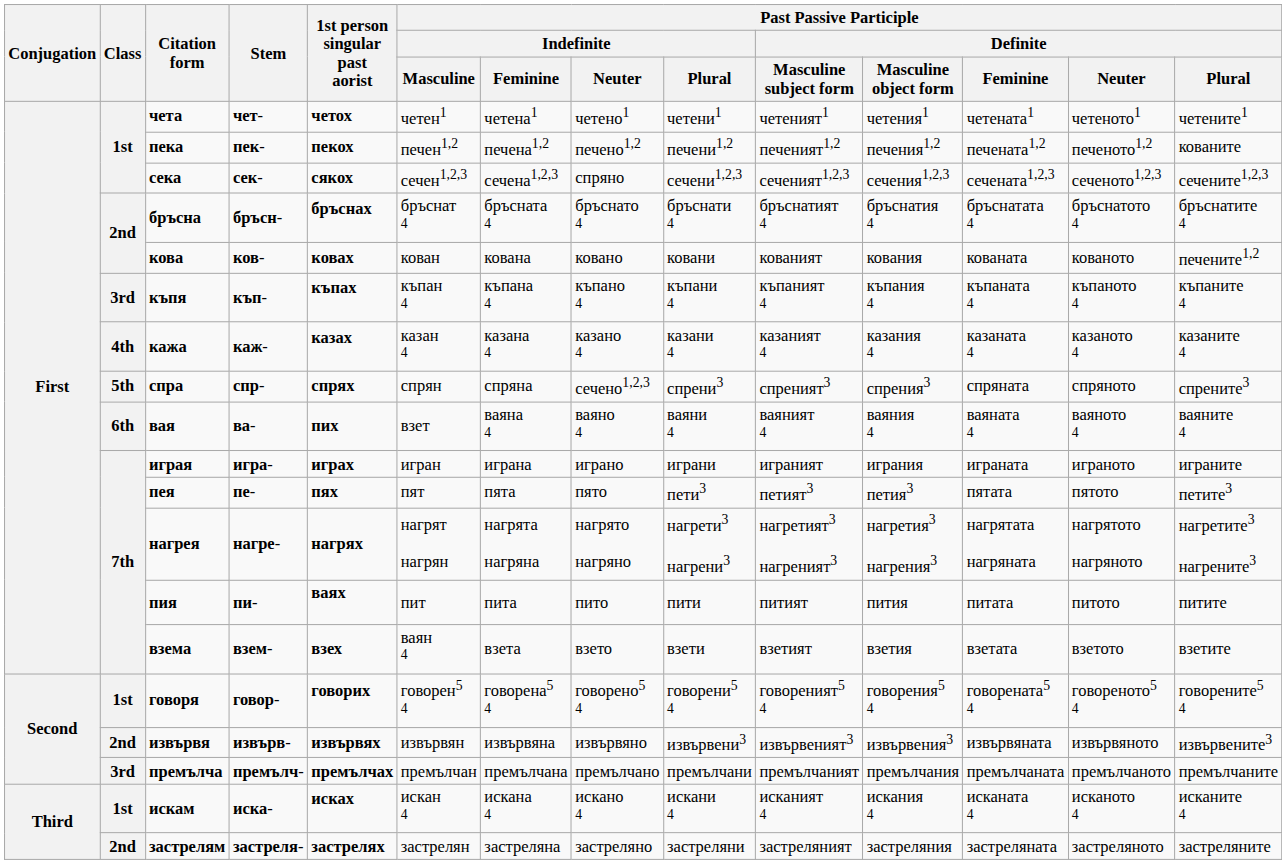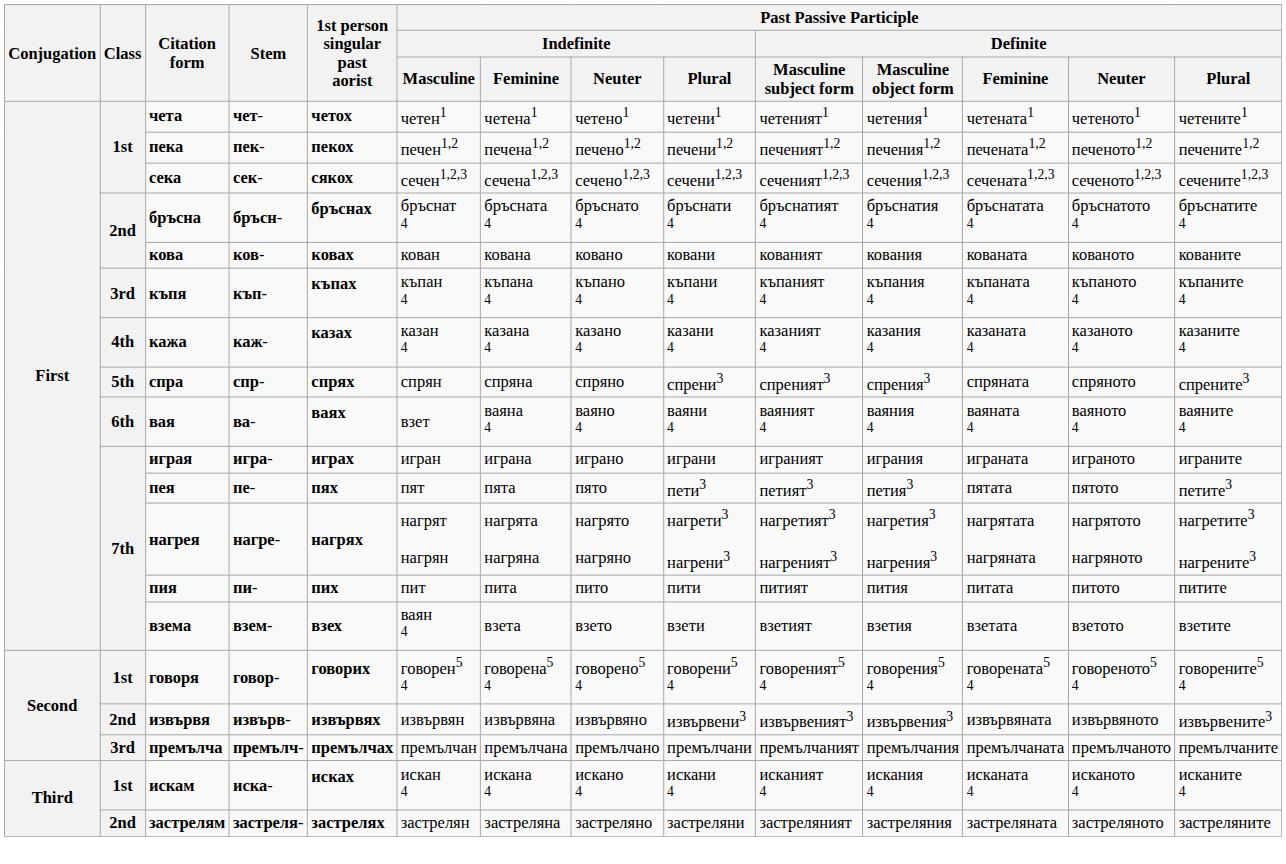(1210, 147) кованите -> (1219, 147) печените1,2
(600, 177) спряно -> (613, 177) сечено1,2,3
(1219, 257) печените1,2 -> (1210, 255) кованите
(613, 386) сечено1,2,3 -> (600, 382) спряно
(325, 426) пих -> (329, 412) ваях
(329, 592) ваях -> (325, 588) пих
